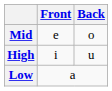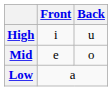rows swapped: (21, 55) <-> (21, 34)
